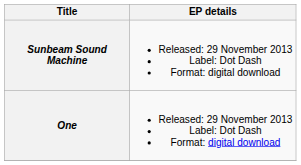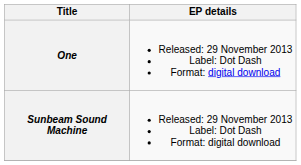rows swapped: (67, 125) <-> (67, 55)
